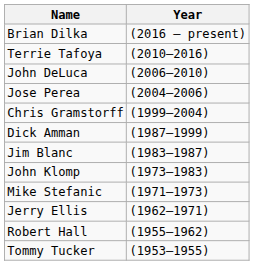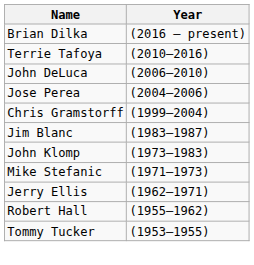- row: (44, 133)
